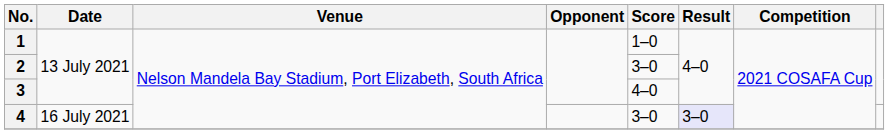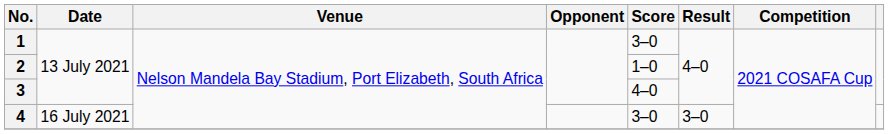(644, 41) 1–0 -> (644, 41) 3–0
(644, 66) 3–0 -> (644, 66) 1–0
(695, 116) lavender background -> (695, 116) no background
